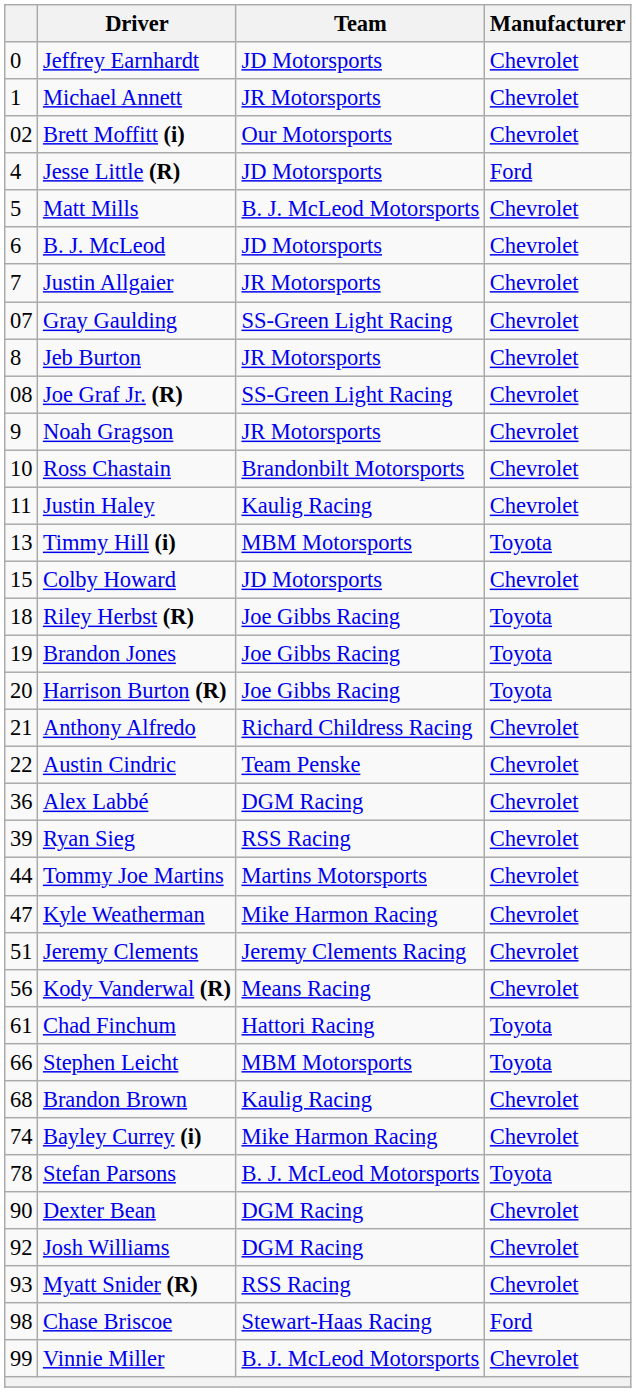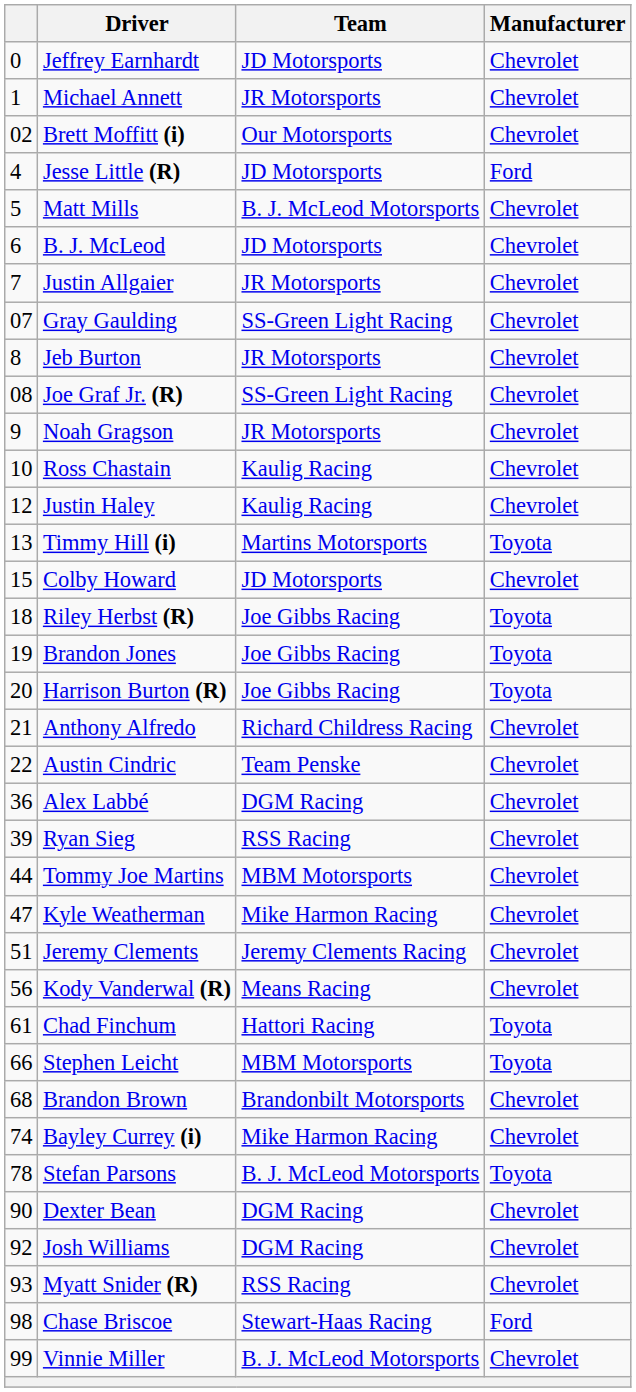(353, 468) Brandonbilt Motorsports -> (307, 468) Kaulig Racing
(21, 505) 11 -> (21, 505) 12
(327, 542) MBM Motorsports -> (334, 542) Martins Motorsports
(334, 876) Martins Motorsports -> (327, 876) MBM Motorsports
(307, 1098) Kaulig Racing -> (353, 1098) Brandonbilt Motorsports
